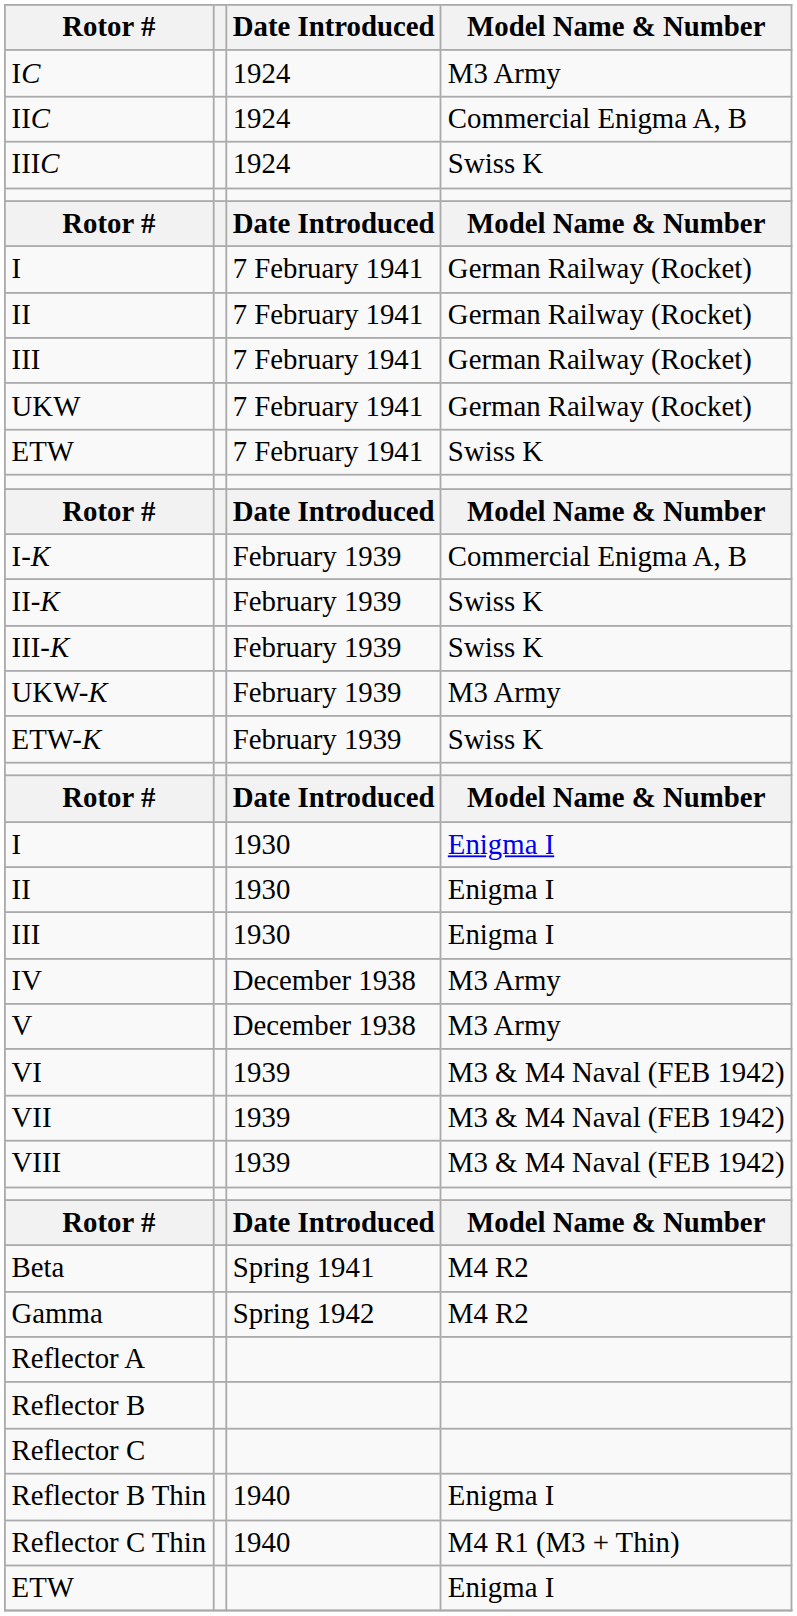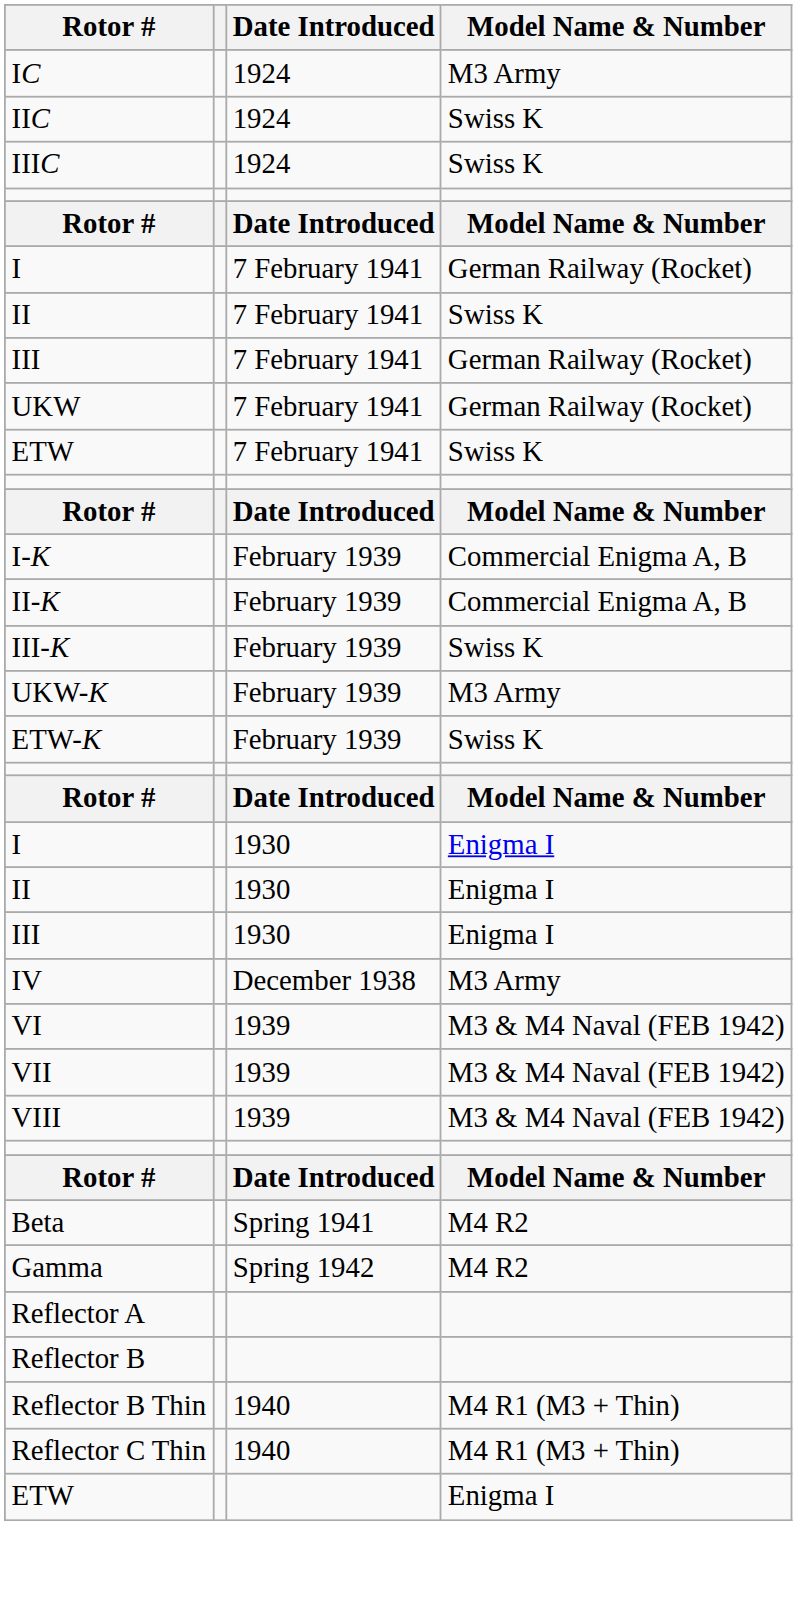(597, 118) Commercial Enigma A, B -> (495, 118) Swiss K
(600, 314) German Railway (Rocket) -> (495, 314) Swiss K
(495, 601) Swiss K -> (597, 601) Commercial Enigma A, B
- row: (22, 1026)
- row: (78, 1450)
(501, 1496) Enigma I -> (564, 1405) M4 R1 (M3 + Thin)
